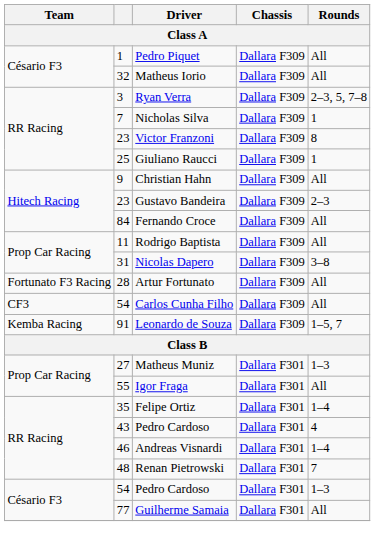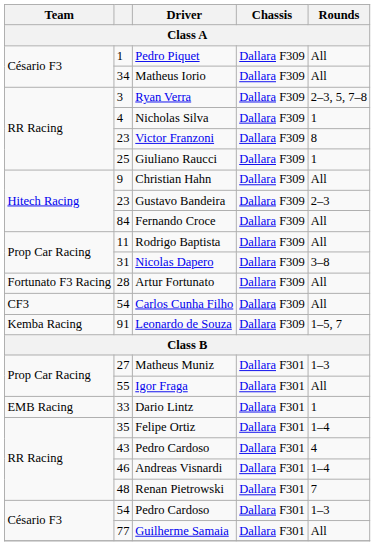(123, 76) 32 -> (123, 76) 34
(120, 117) 7 -> (120, 117) 4
+ row: (40, 406)
